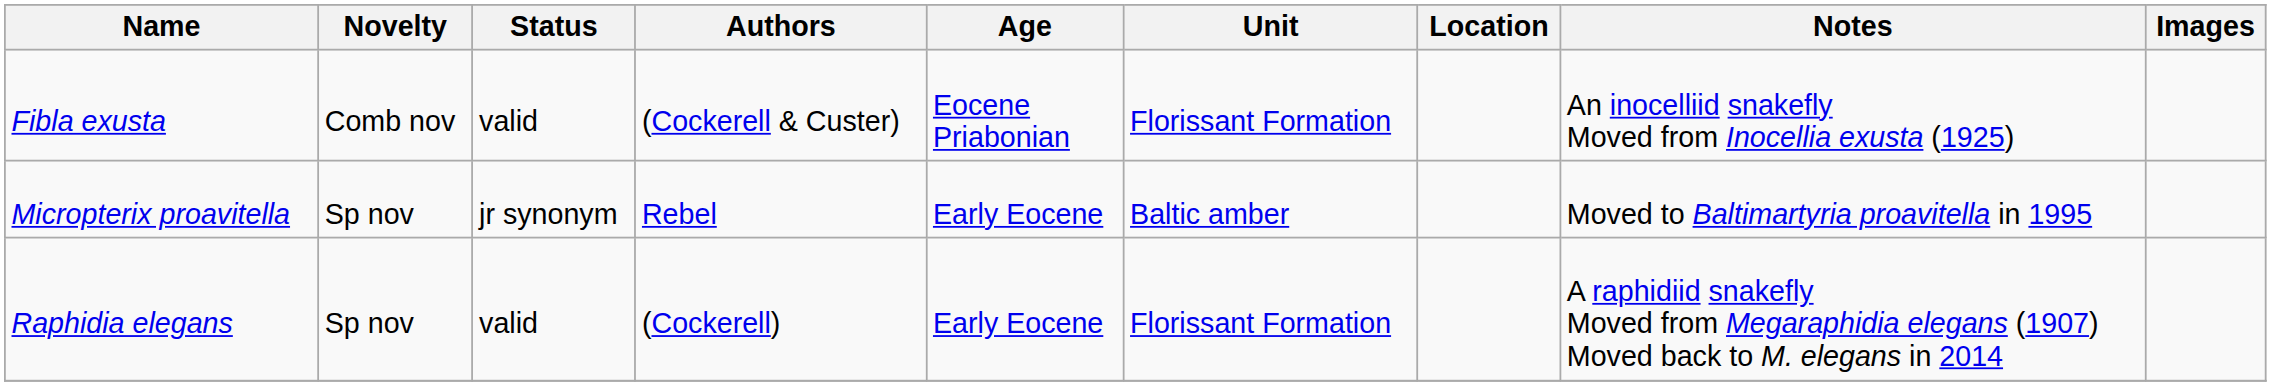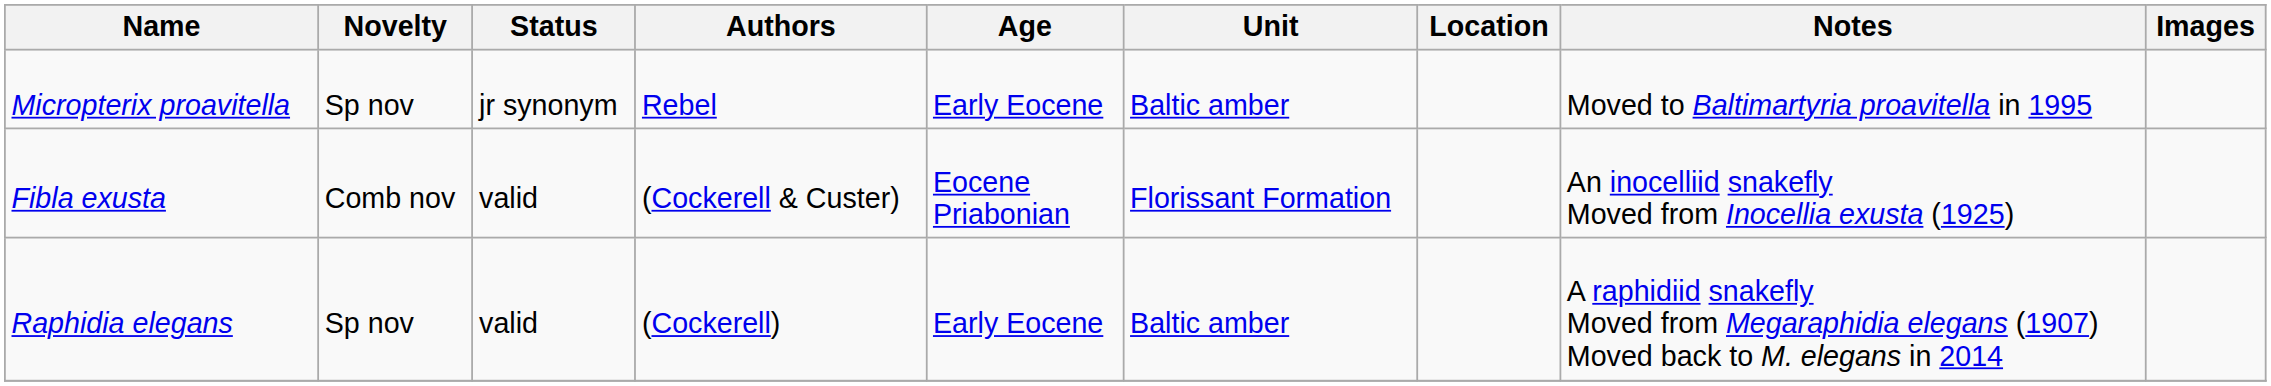rows swapped: (151, 214) <-> (89, 120)
(1261, 324) Florissant Formation -> (1210, 324) Baltic amber
